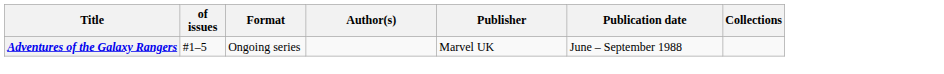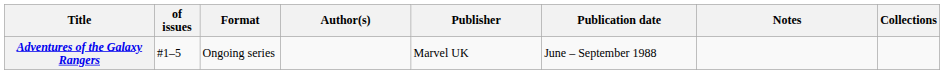+ column: (787, 20)
